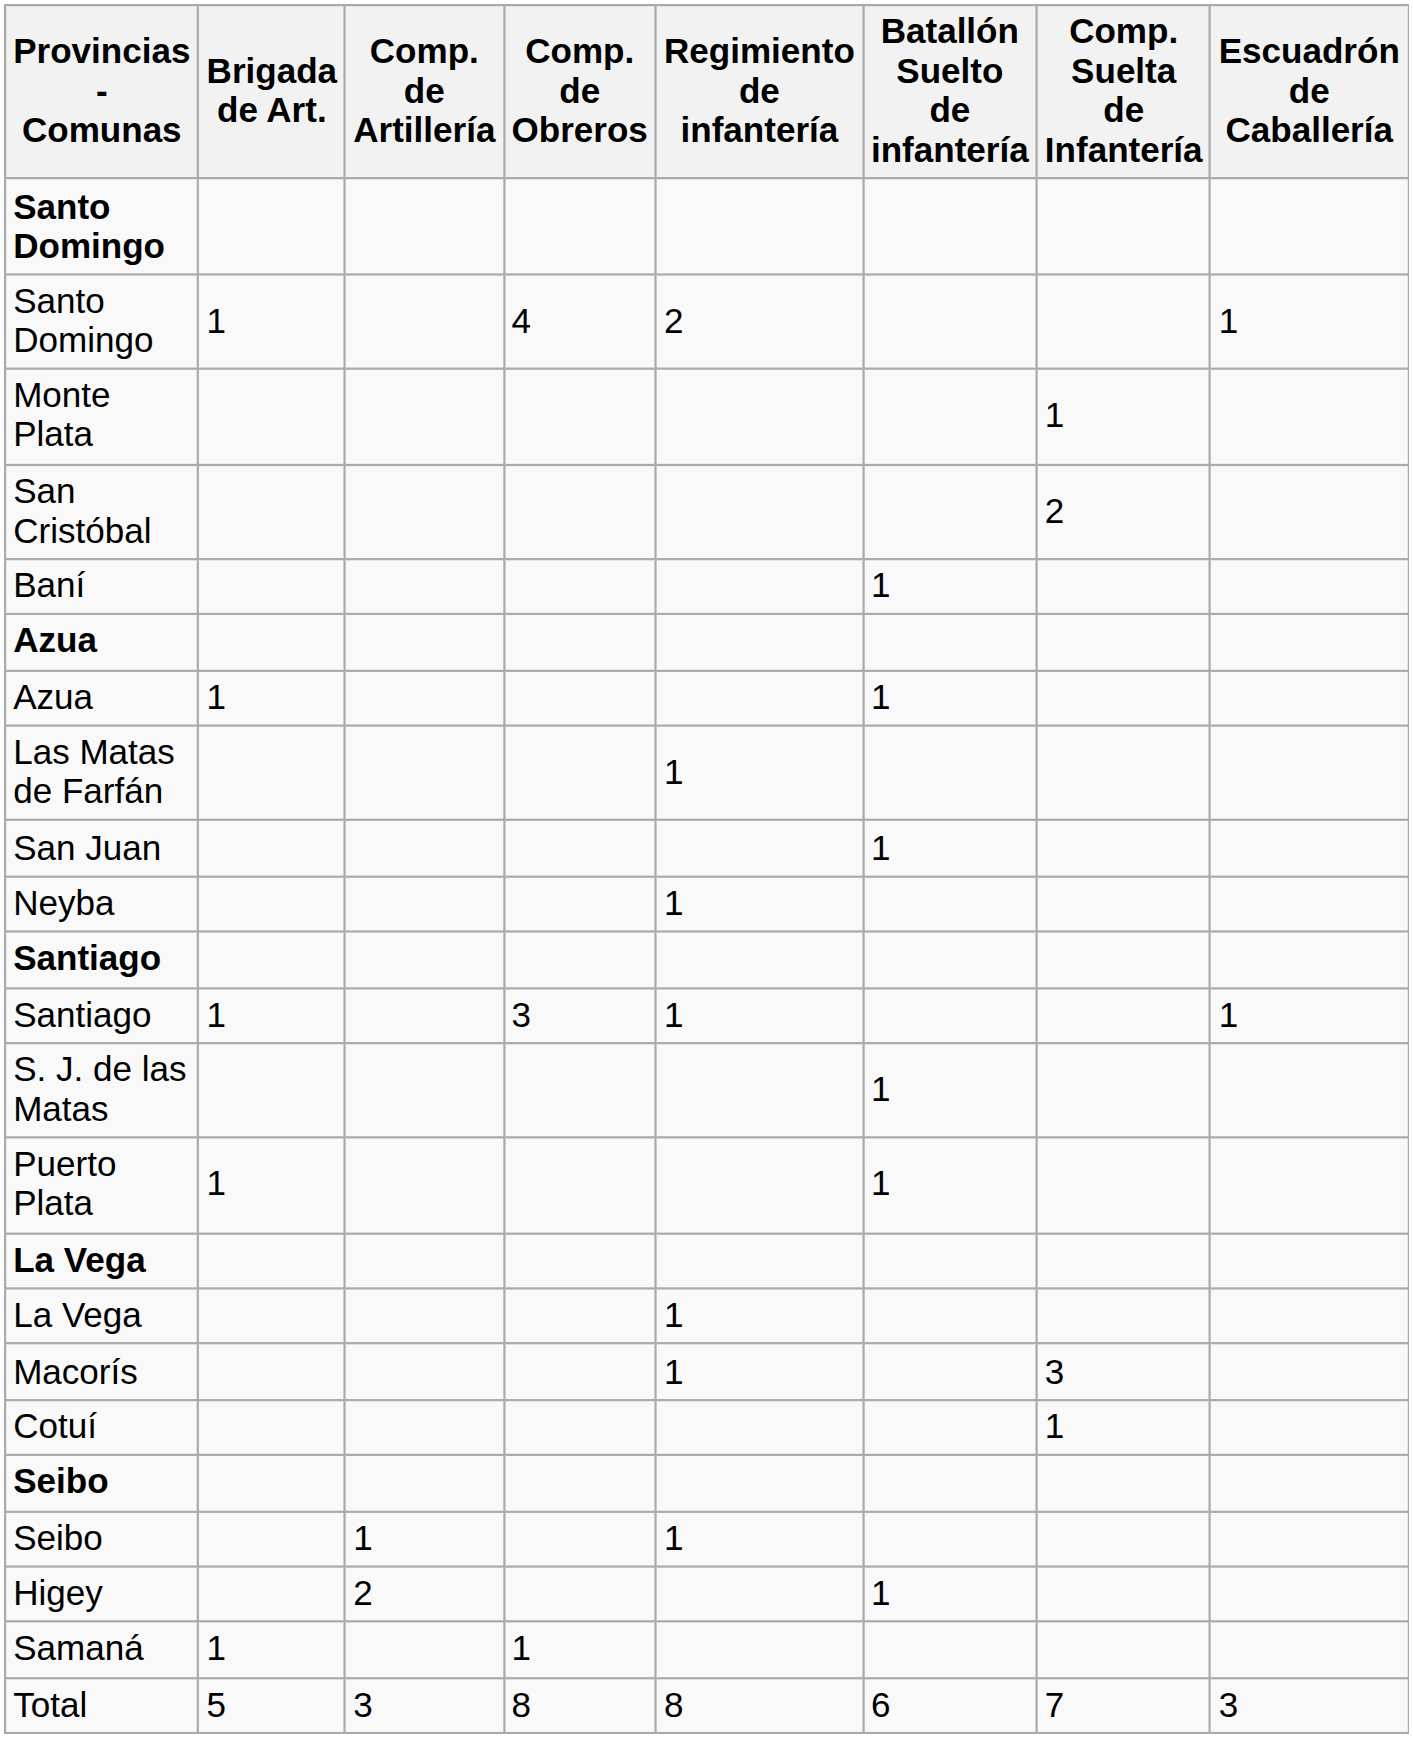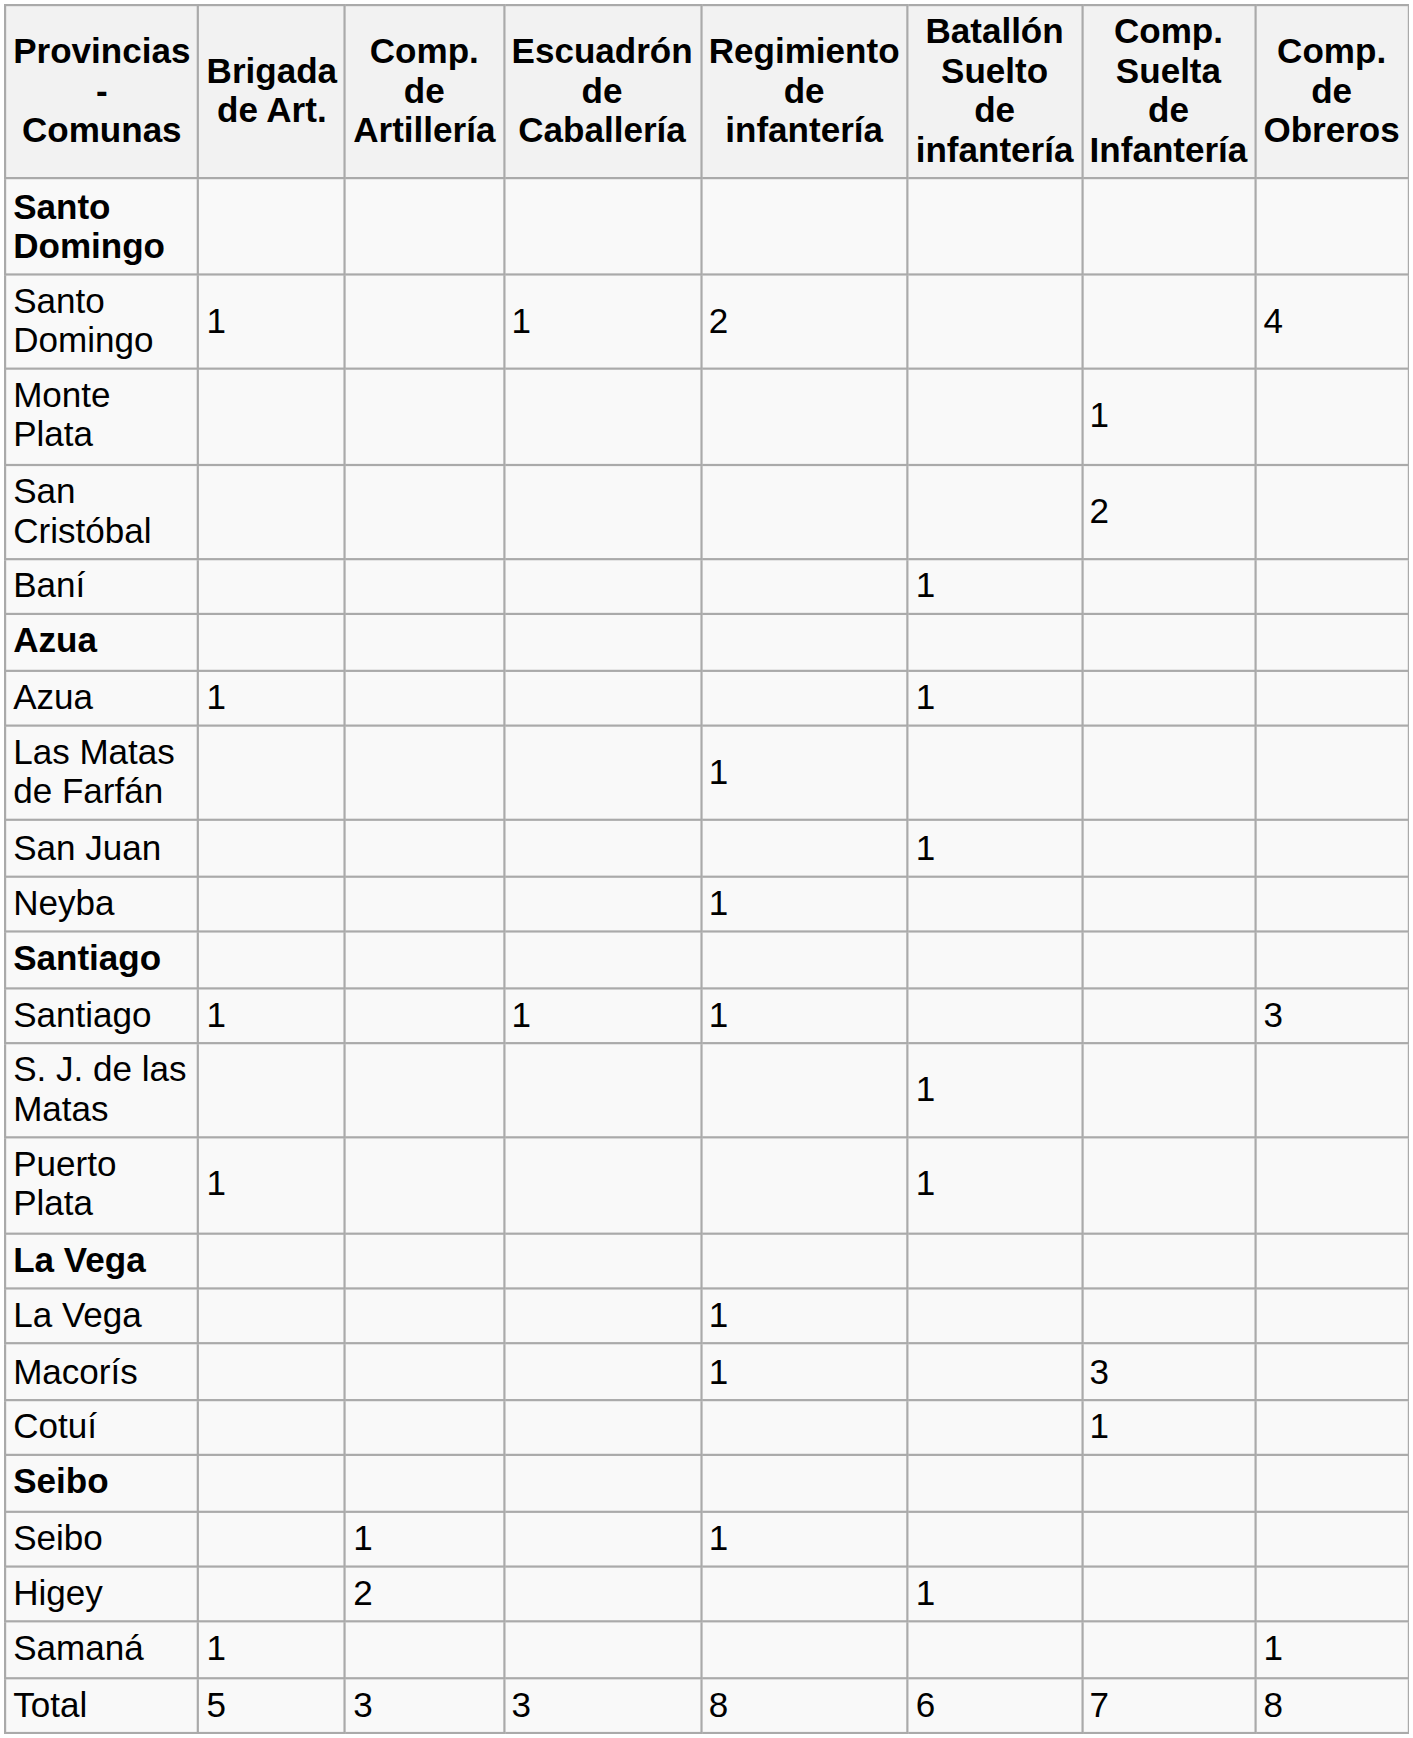columns swapped: (580, 91) <-> (1309, 91)
